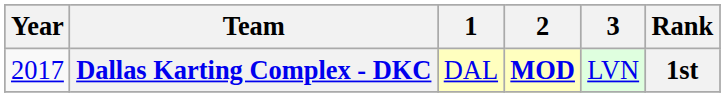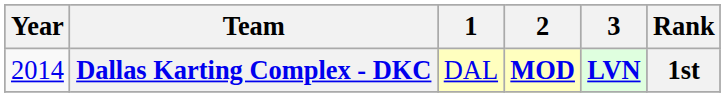(37, 70) 2017 -> (37, 70) 2014
(613, 70) normal -> (614, 70) bold
